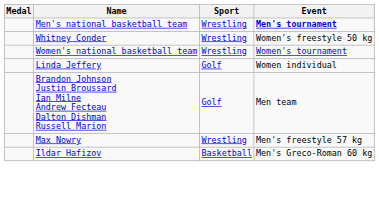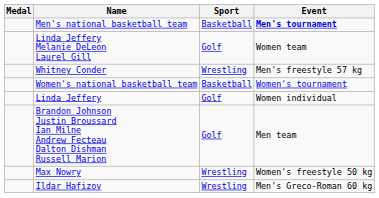(224, 25) Wrestling -> (227, 25) Basketball
+ row: (71, 48)
(314, 39) Women's freestyle 50 kg -> (309, 71) Men's freestyle 57 kg
(224, 52) Wrestling -> (227, 85) Basketball
(309, 140) Men's freestyle 57 kg -> (314, 173) Women's freestyle 50 kg
(227, 154) Basketball -> (224, 187) Wrestling
